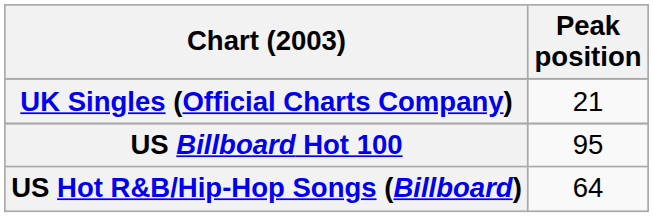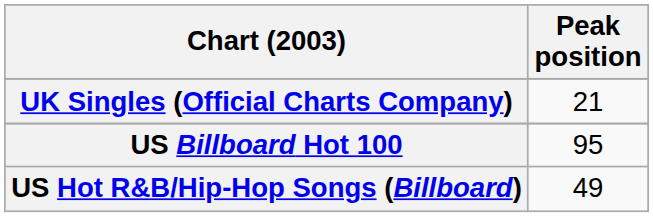(588, 188) 64 -> (588, 188) 49
